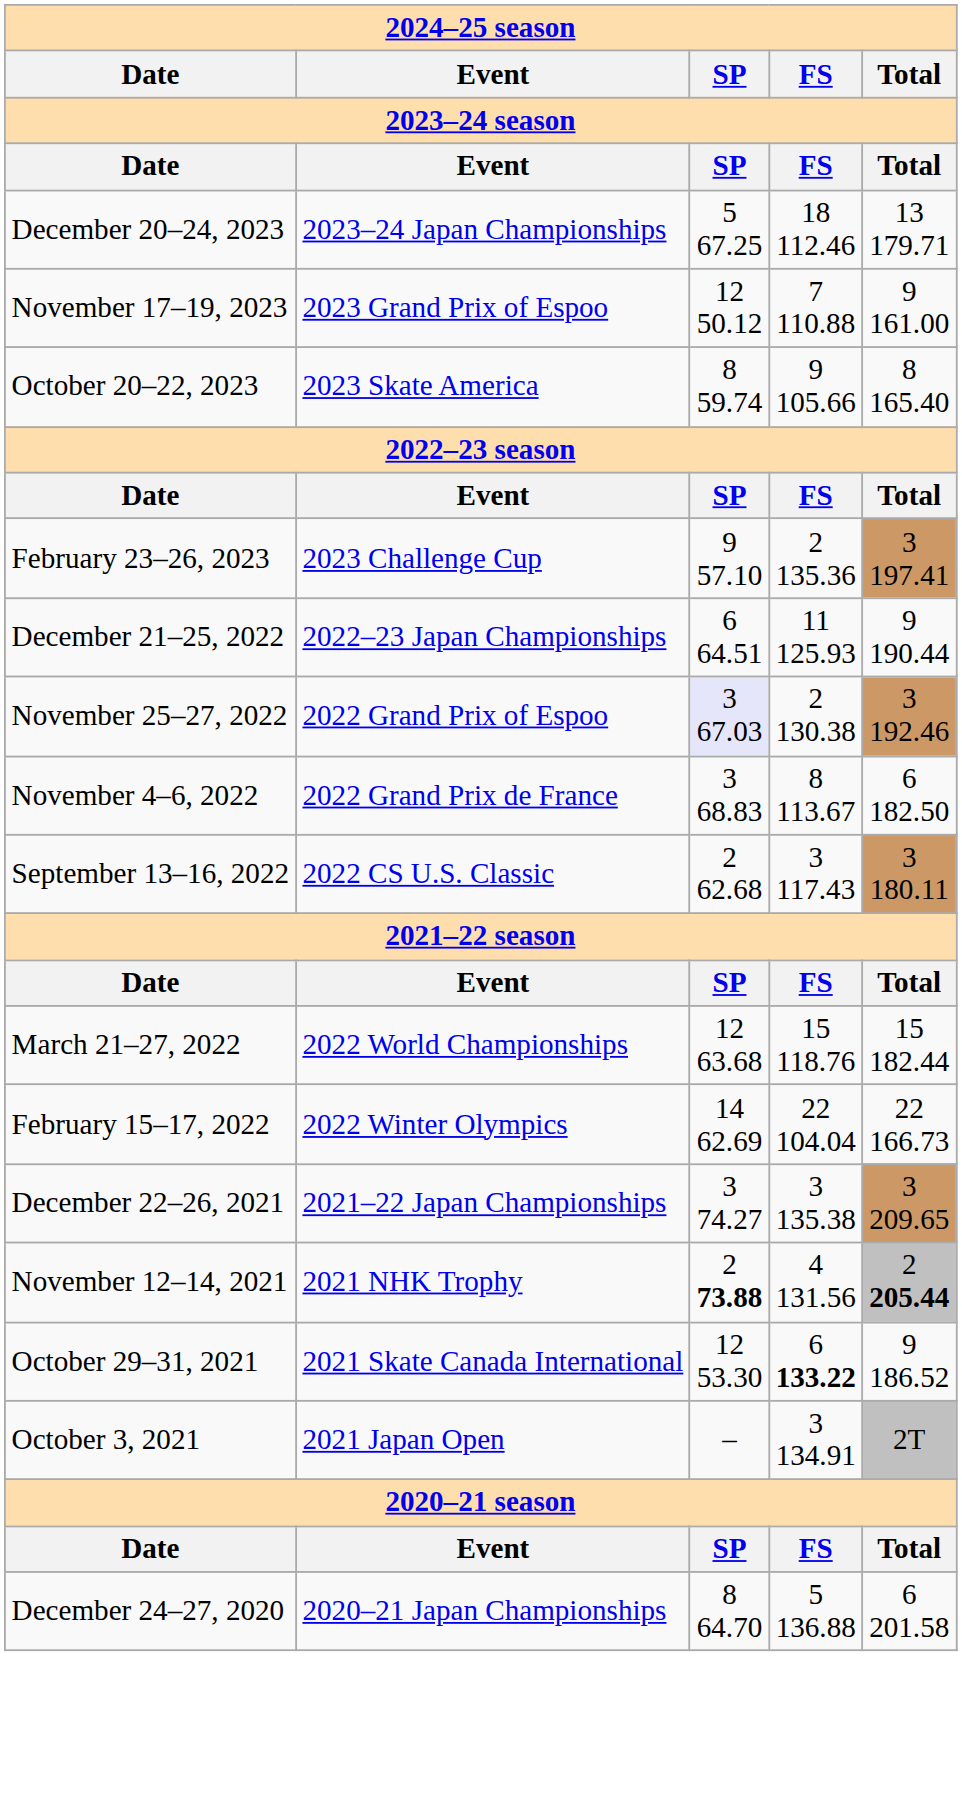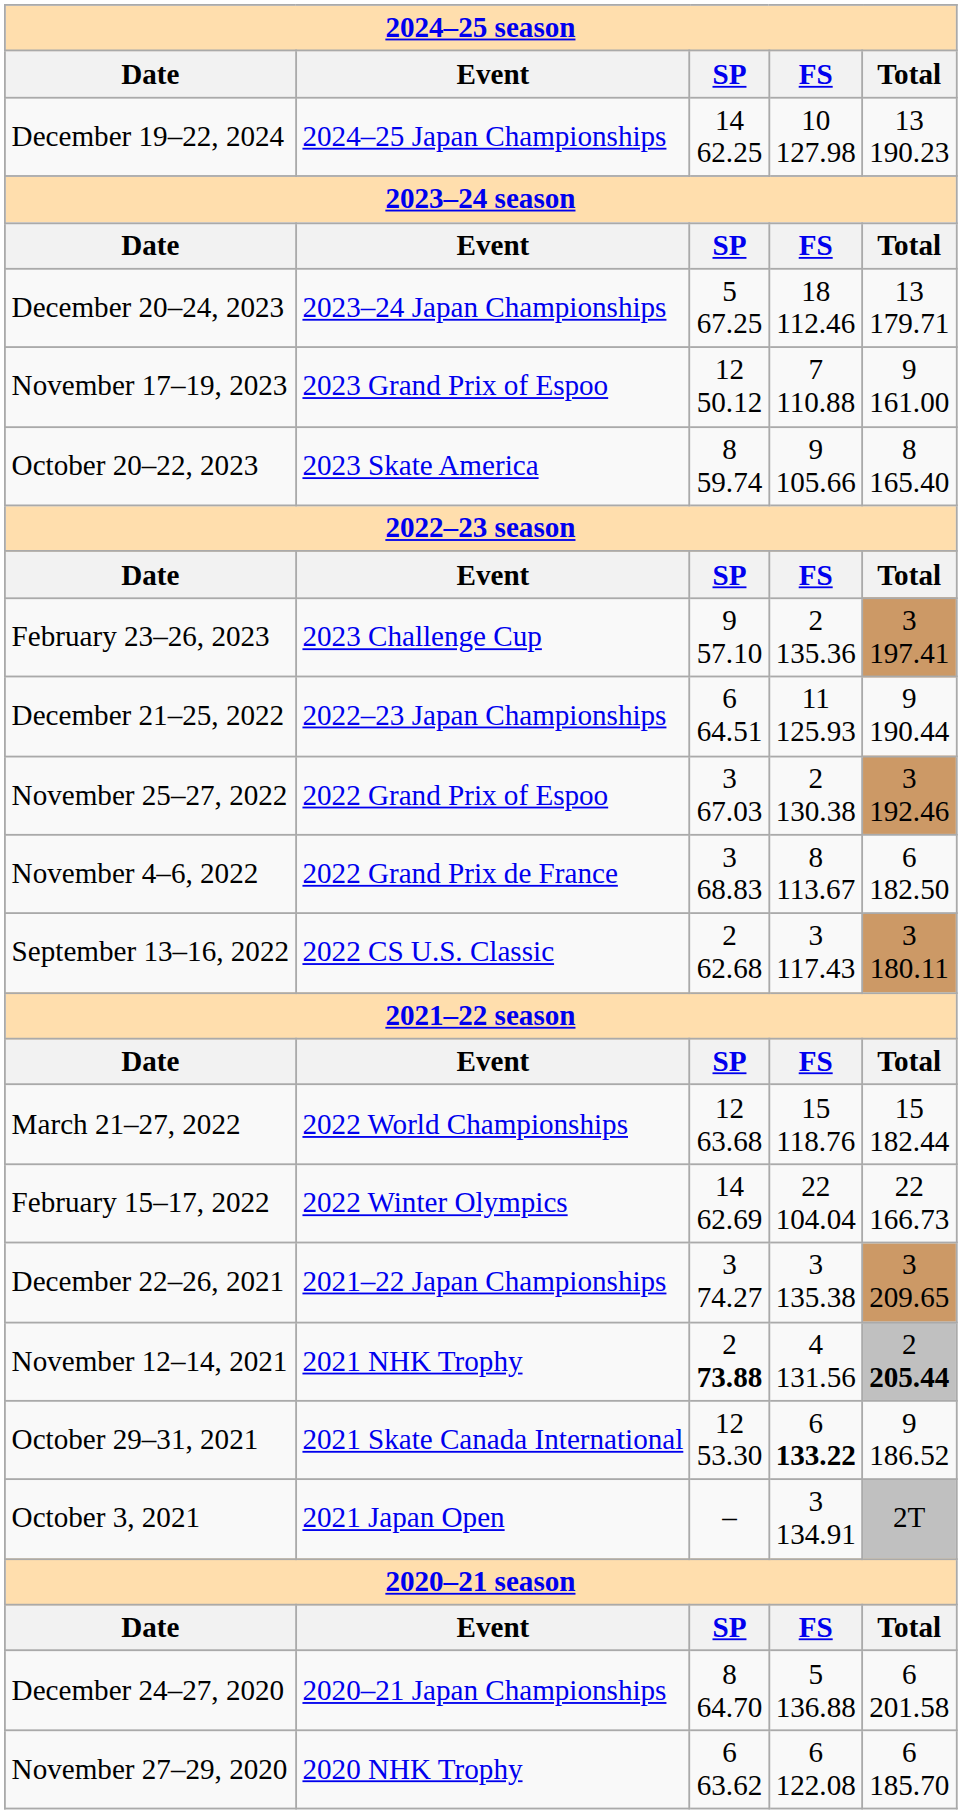+ row: (148, 136)
(729, 715) lavender background -> (729, 794) no background
+ row: (150, 1768)
